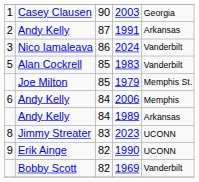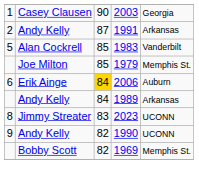- row: (127, 47)
(44, 99) Andy Kelly -> (42, 82) Erik Ainge
(104, 99) no background -> (103, 82) gold background
(161, 99) Memphis -> (157, 82) Auburn
(42, 151) Erik Ainge -> (44, 133) Andy Kelly
(163, 168) Vanderbilt -> (167, 151) Memphis St.
